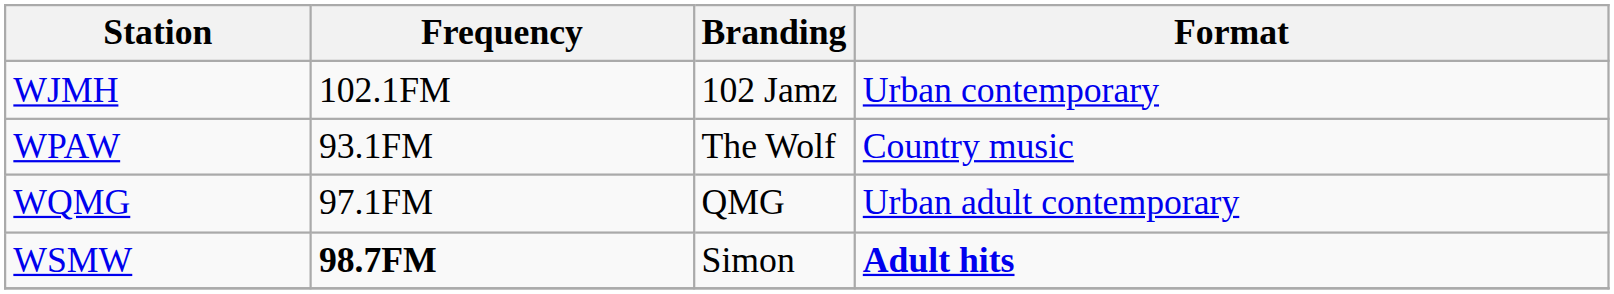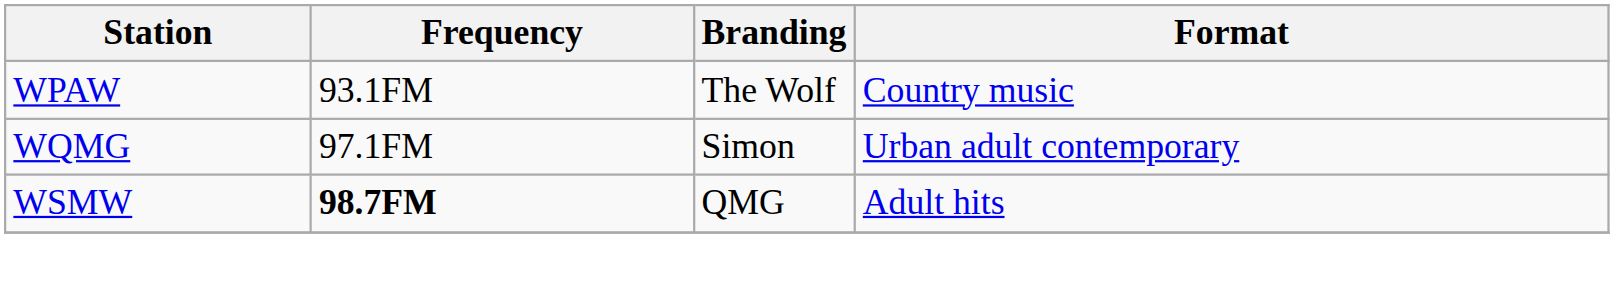- row: (66, 89)
(743, 202) QMG -> (748, 145) Simon
(748, 259) Simon -> (743, 202) QMG
(939, 259) bold -> (934, 202) normal
